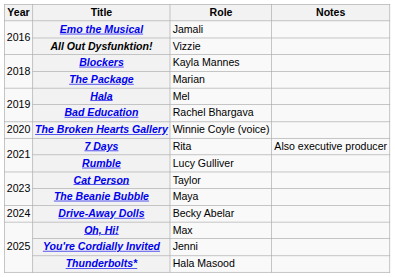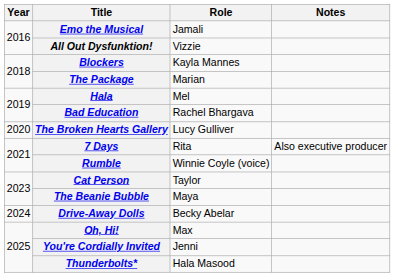(221, 130) Winnie Coyle (voice) -> (203, 130) Lucy Gulliver
(203, 163) Lucy Gulliver -> (221, 163) Winnie Coyle (voice)
